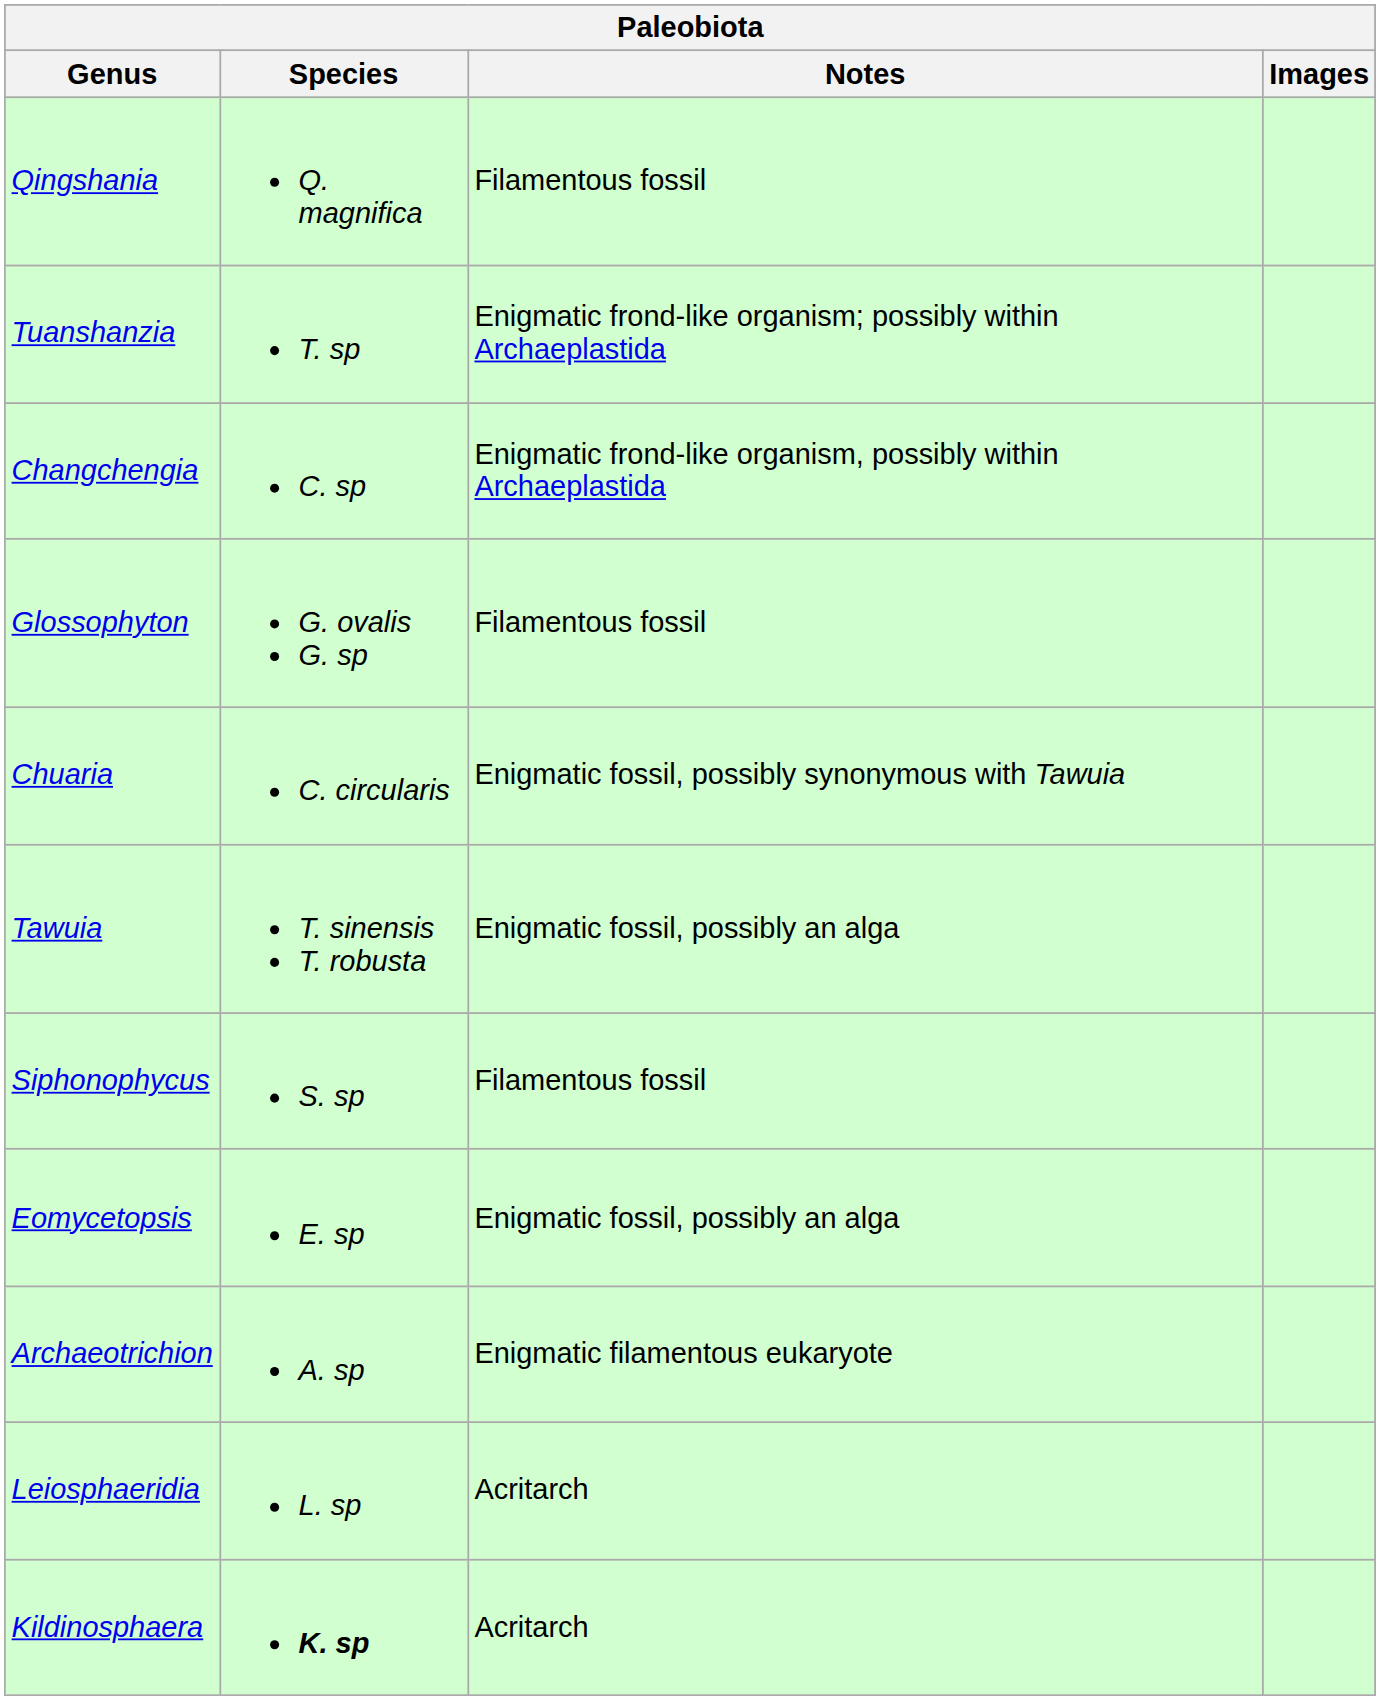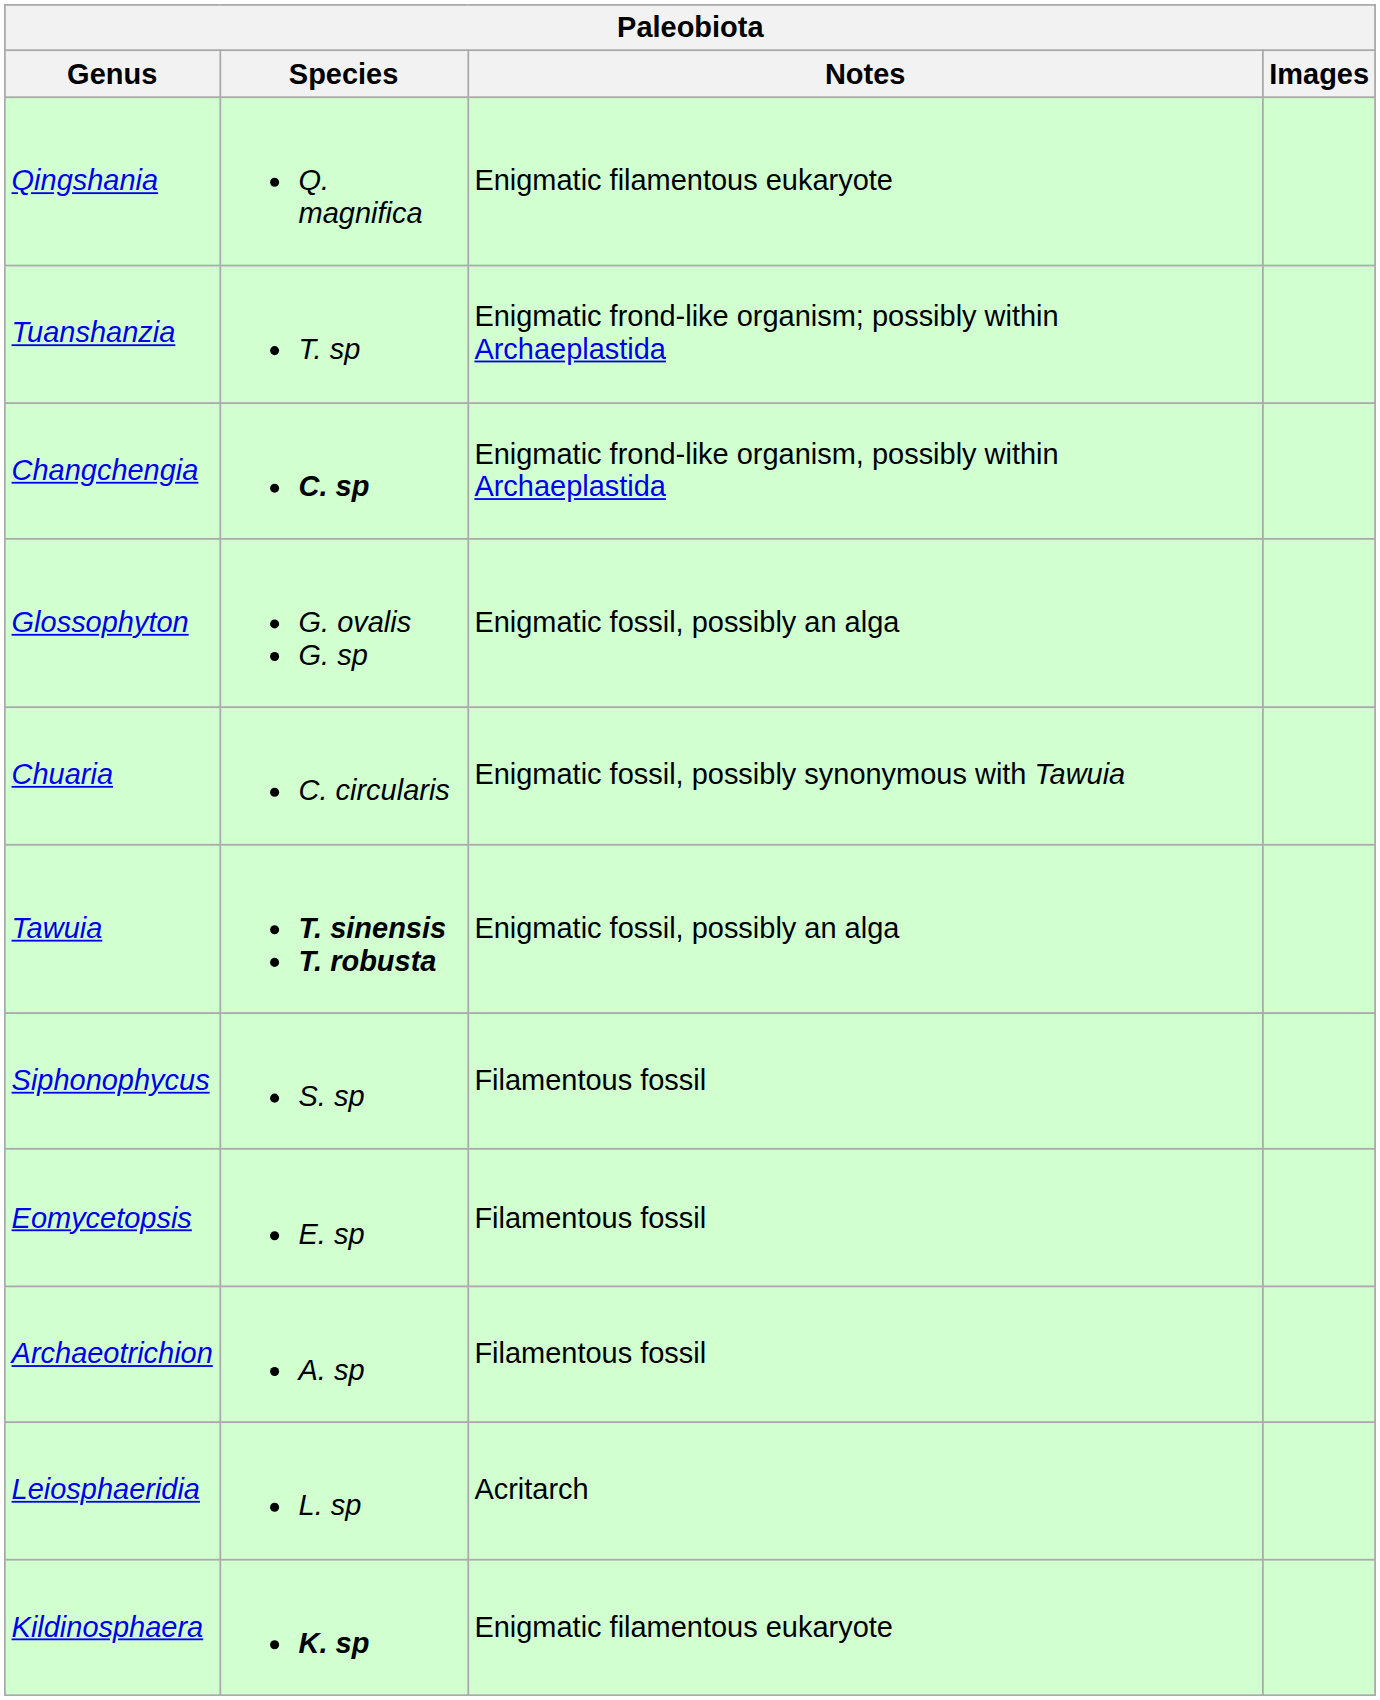(590, 180) Filamentous fossil -> (684, 180) Enigmatic filamentous eukaryote
(344, 487) normal -> (344, 487) bold
(590, 622) Filamentous fossil -> (687, 622) Enigmatic fossil, possibly an alga
(344, 945) normal -> (344, 945) bold
(687, 1217) Enigmatic fossil, possibly an alga -> (590, 1217) Filamentous fossil
(684, 1353) Enigmatic filamentous eukaryote -> (590, 1353) Filamentous fossil
(532, 1626) Acritarch -> (684, 1626) Enigmatic filamentous eukaryote
